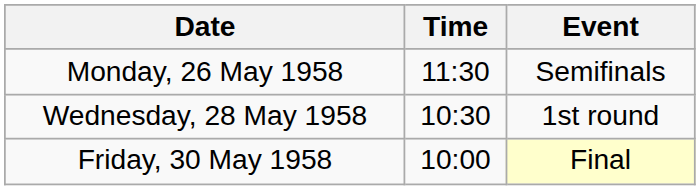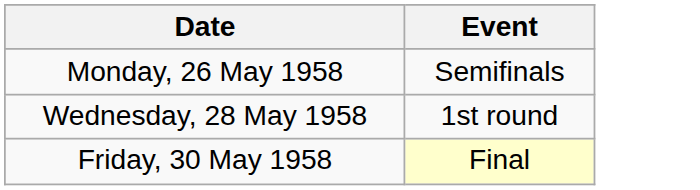- column: (456, 26)
